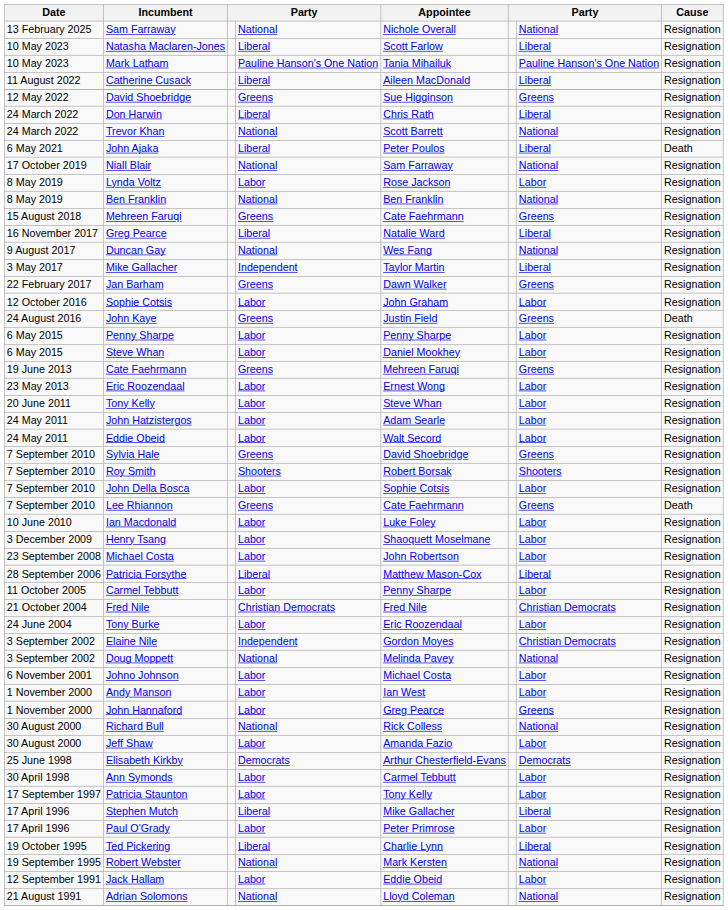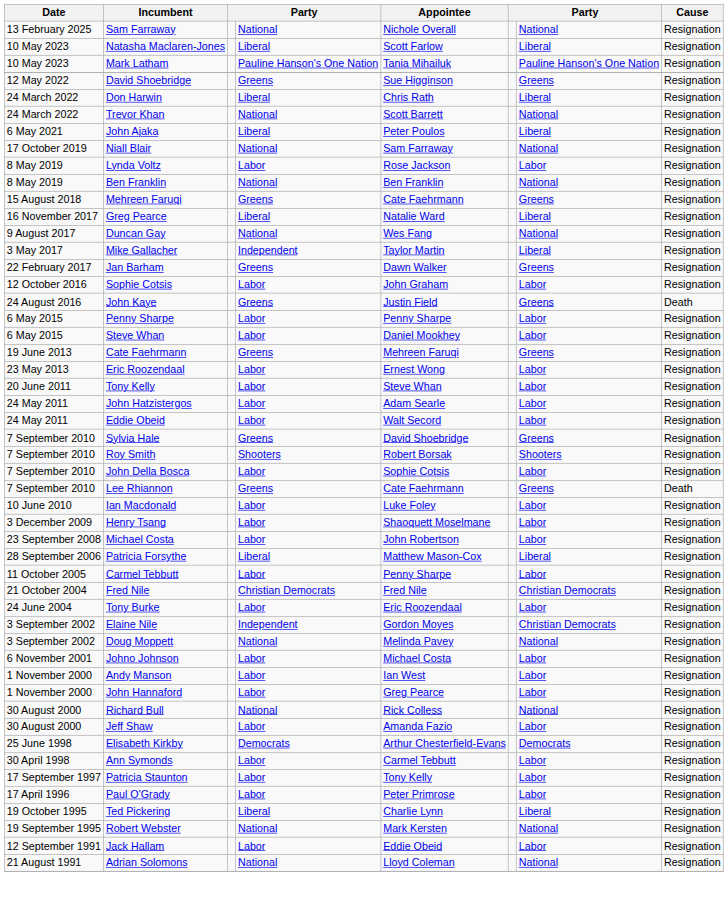- row: (149, 81)
(678, 149) Death -> (692, 132) Resignation
(536, 710) Greens -> (533, 693) Labor
- row: (142, 812)
